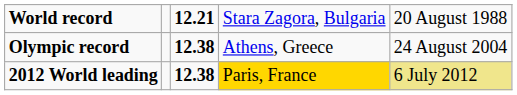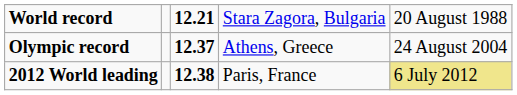(194, 47) 12.38 -> (194, 47) 12.37
(270, 75) gold background -> (270, 75) no background
